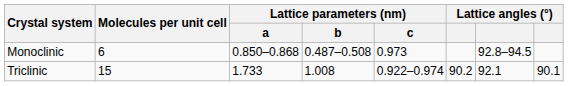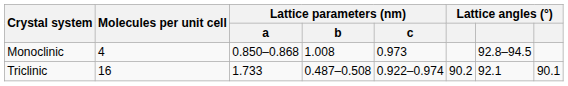(101, 52) 6 -> (101, 52) 4
(338, 52) 0.487–0.508 -> (320, 52) 1.008
(105, 71) 15 -> (105, 71) 16
(320, 71) 1.008 -> (338, 71) 0.487–0.508
